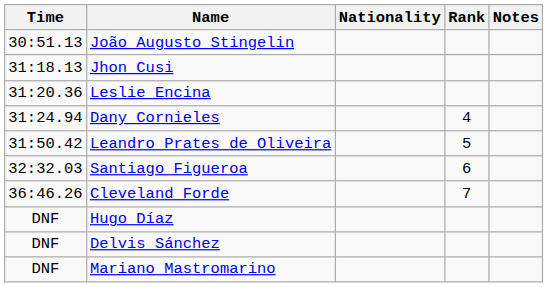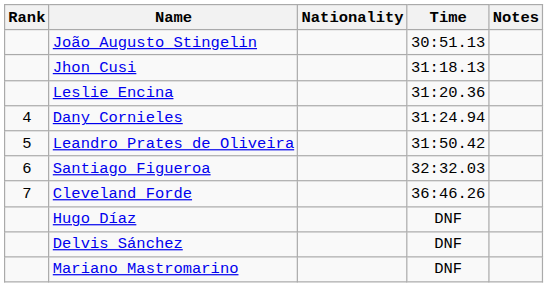columns swapped: (467, 17) <-> (45, 17)
